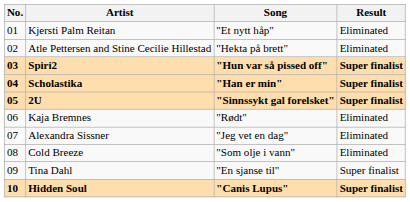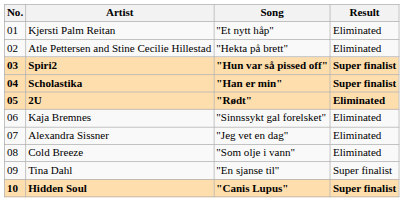(275, 100) "Sinnssykt gal forelsket" -> (234, 100) "Rødt"
(371, 100) Super finalist -> (359, 100) Eliminated
(232, 118) "Rødt" -> (271, 118) "Sinnssykt gal forelsket"
